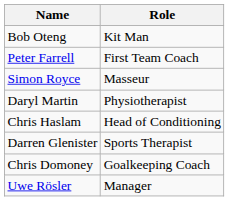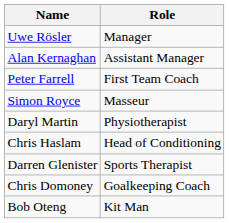rows swapped: (39, 185) <-> (37, 36)
+ row: (52, 57)
